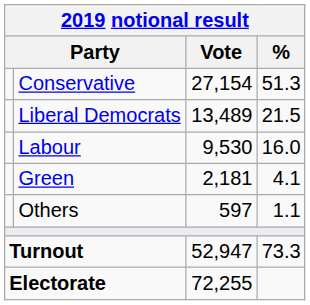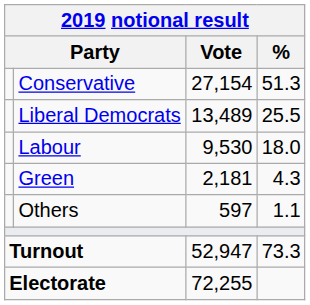(281, 115) 21.5 -> (281, 115) 25.5
(281, 147) 16.0 -> (281, 147) 18.0
(287, 178) 4.1 -> (287, 178) 4.3
